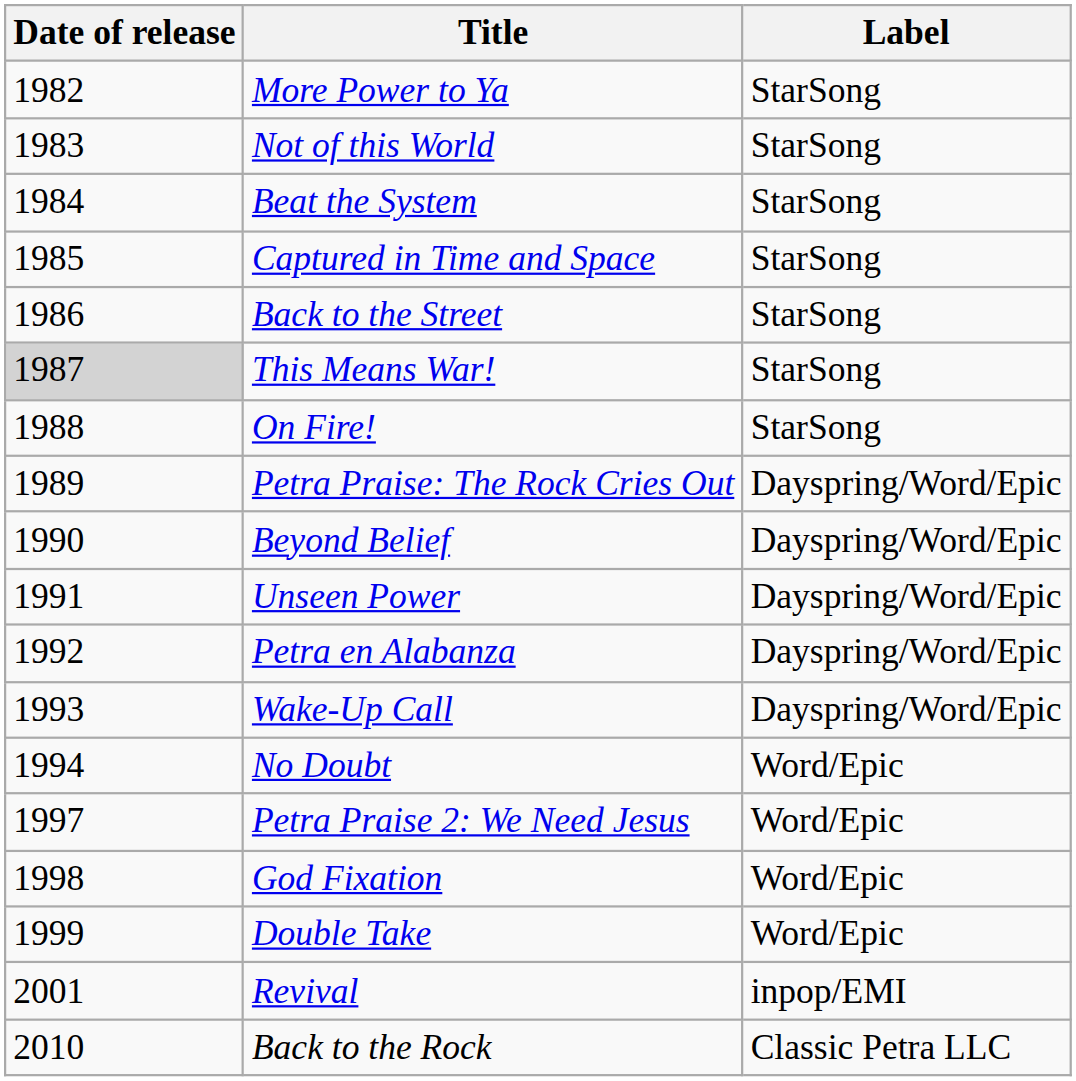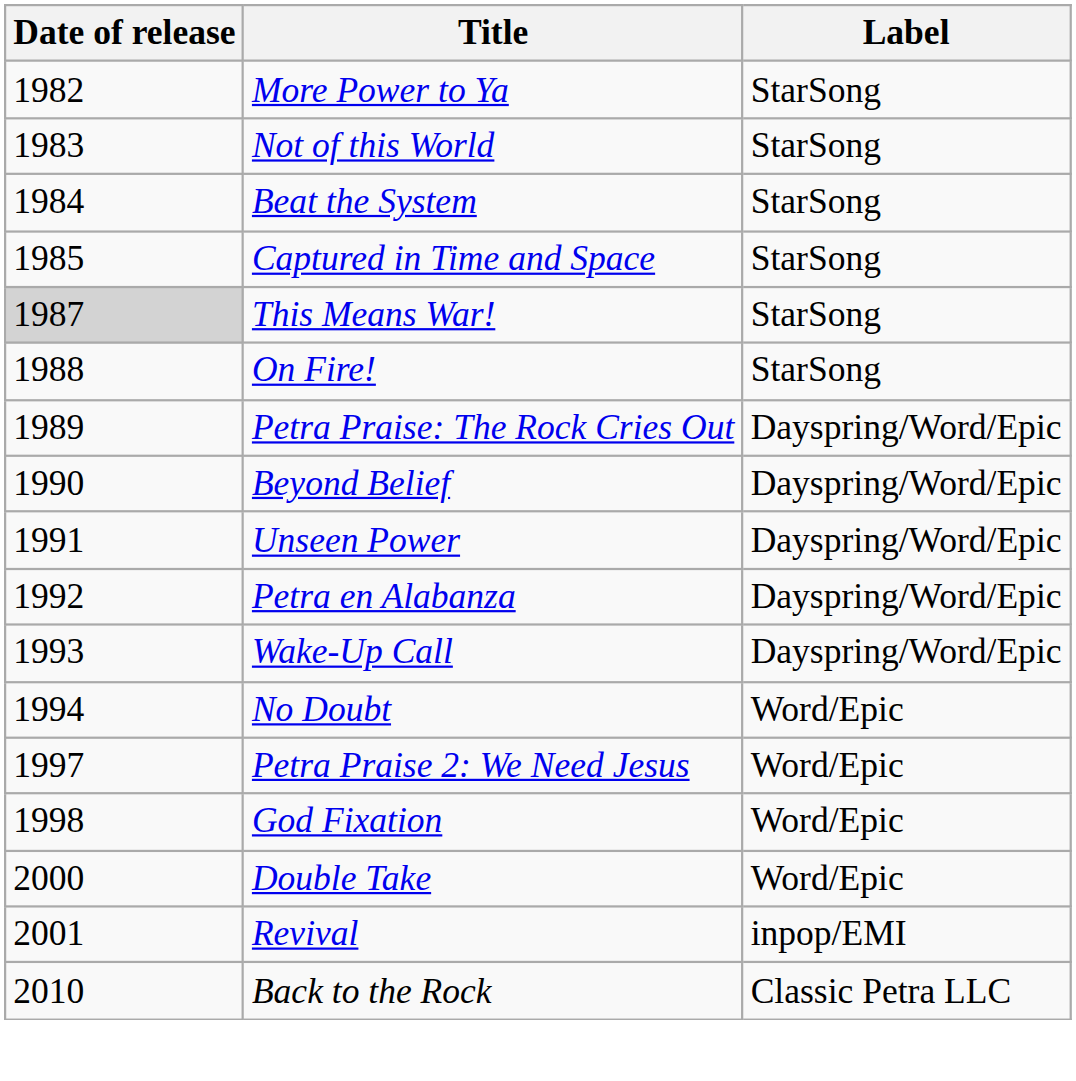- row: (377, 314)
(49, 933) 1999 -> (49, 877) 2000
